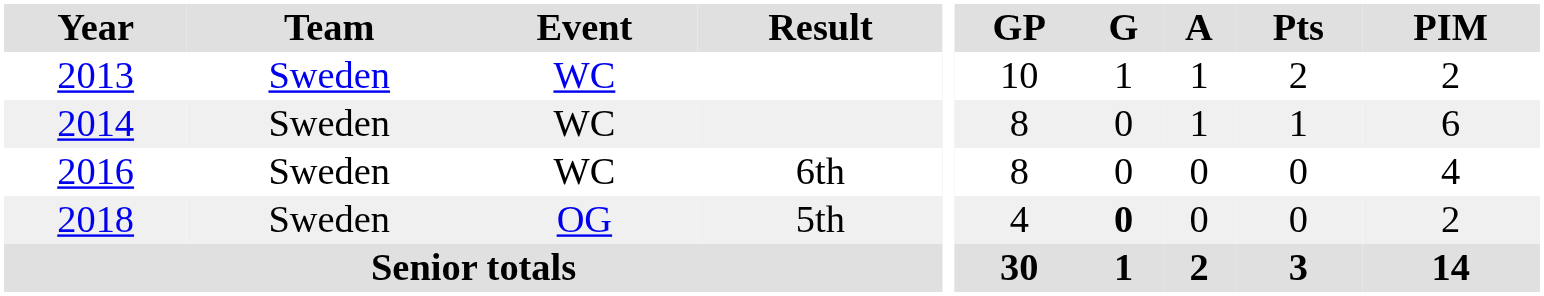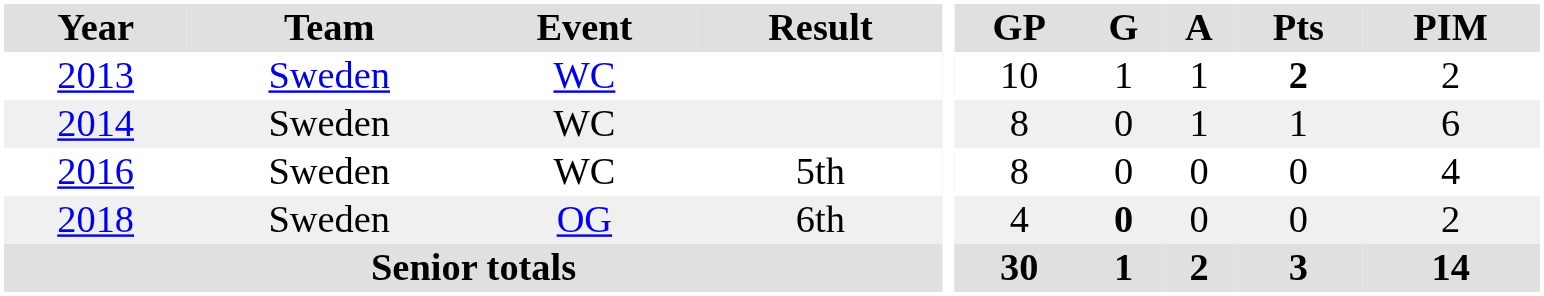(1298, 75) normal -> (1298, 75) bold
(820, 171) 6th -> (820, 171) 5th
(820, 219) 5th -> (820, 219) 6th
